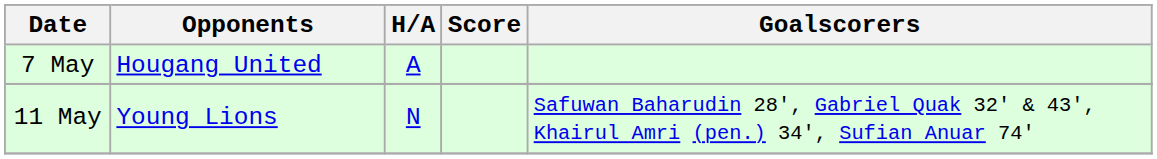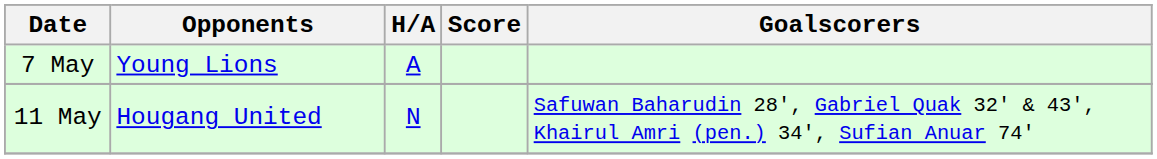(219, 65) Hougang United -> (197, 65) Young Lions
(197, 119) Young Lions -> (219, 119) Hougang United
